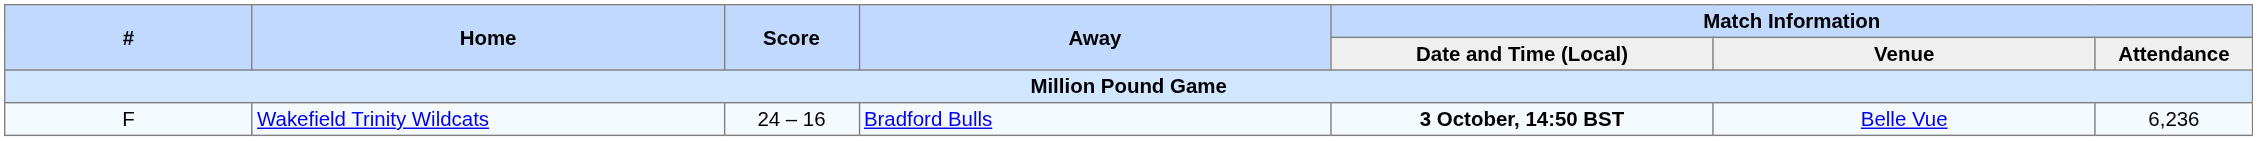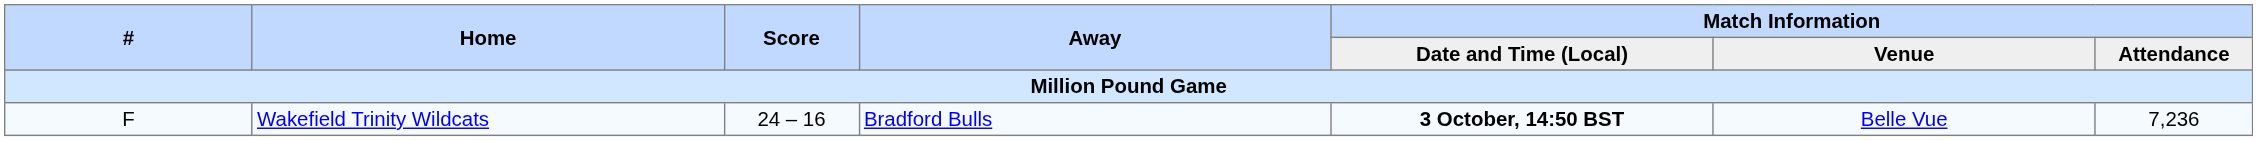(2174, 119) 6,236 -> (2174, 119) 7,236
